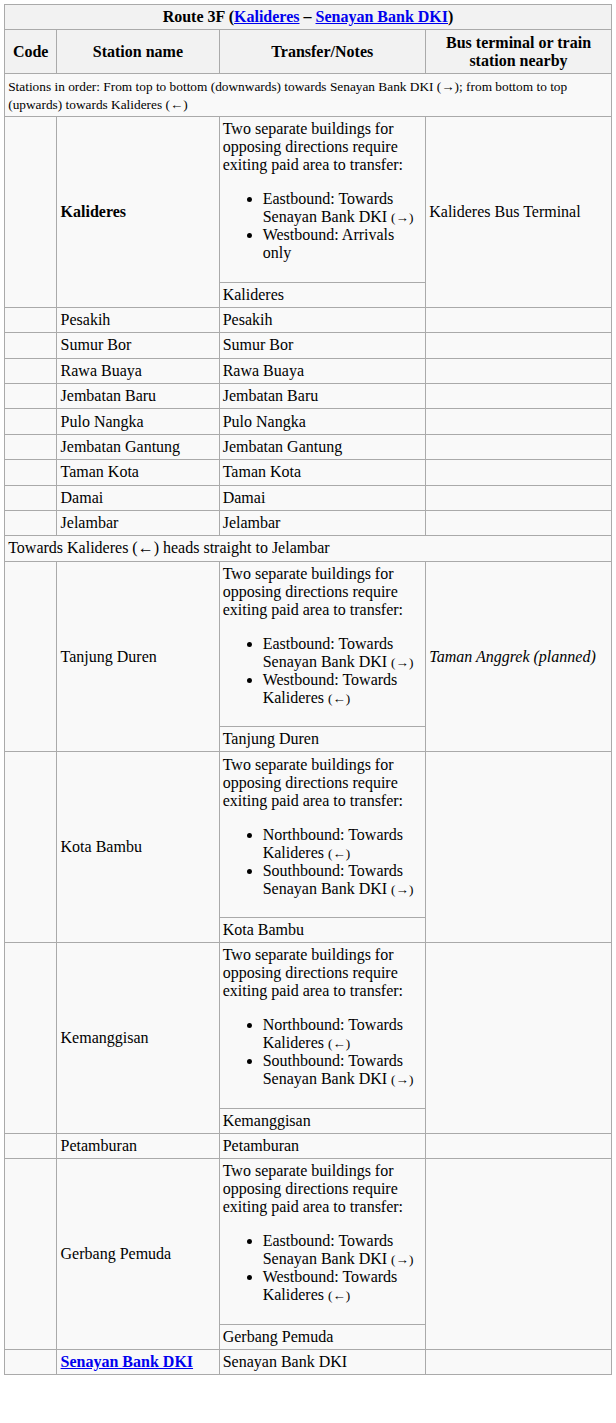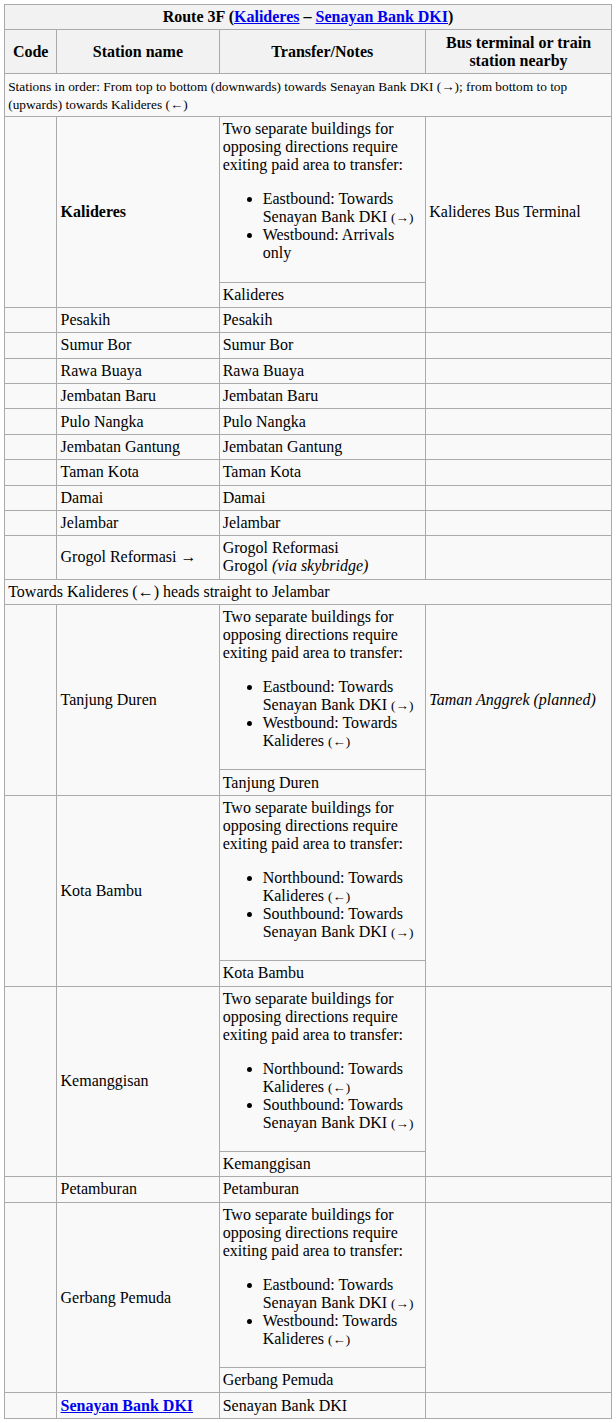+ row: (129, 557)
